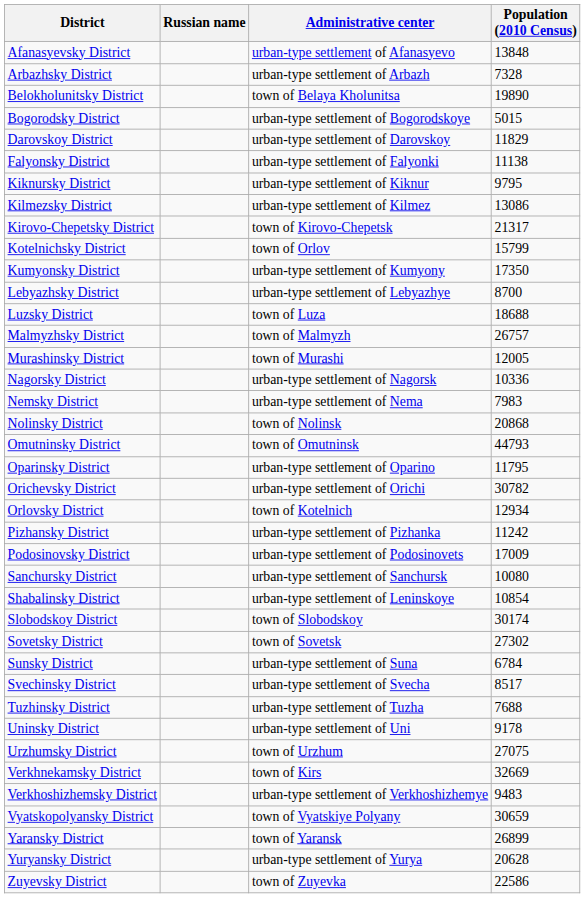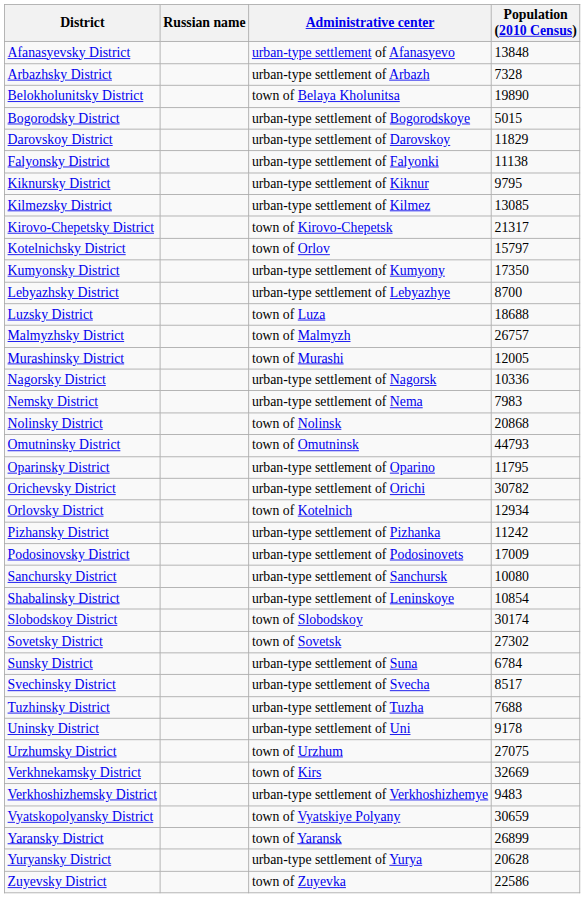(512, 205) 13086 -> (512, 205) 13085
(512, 249) 15799 -> (512, 249) 15797
